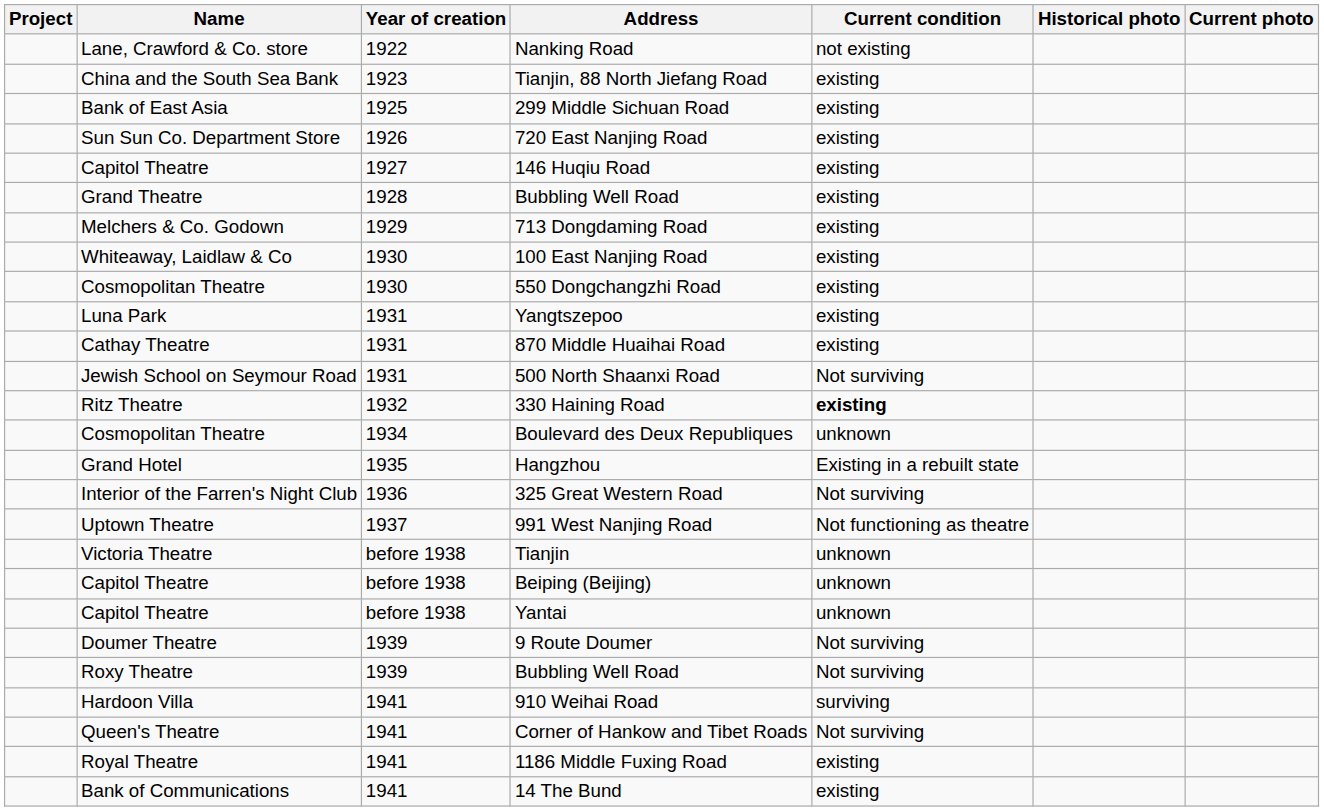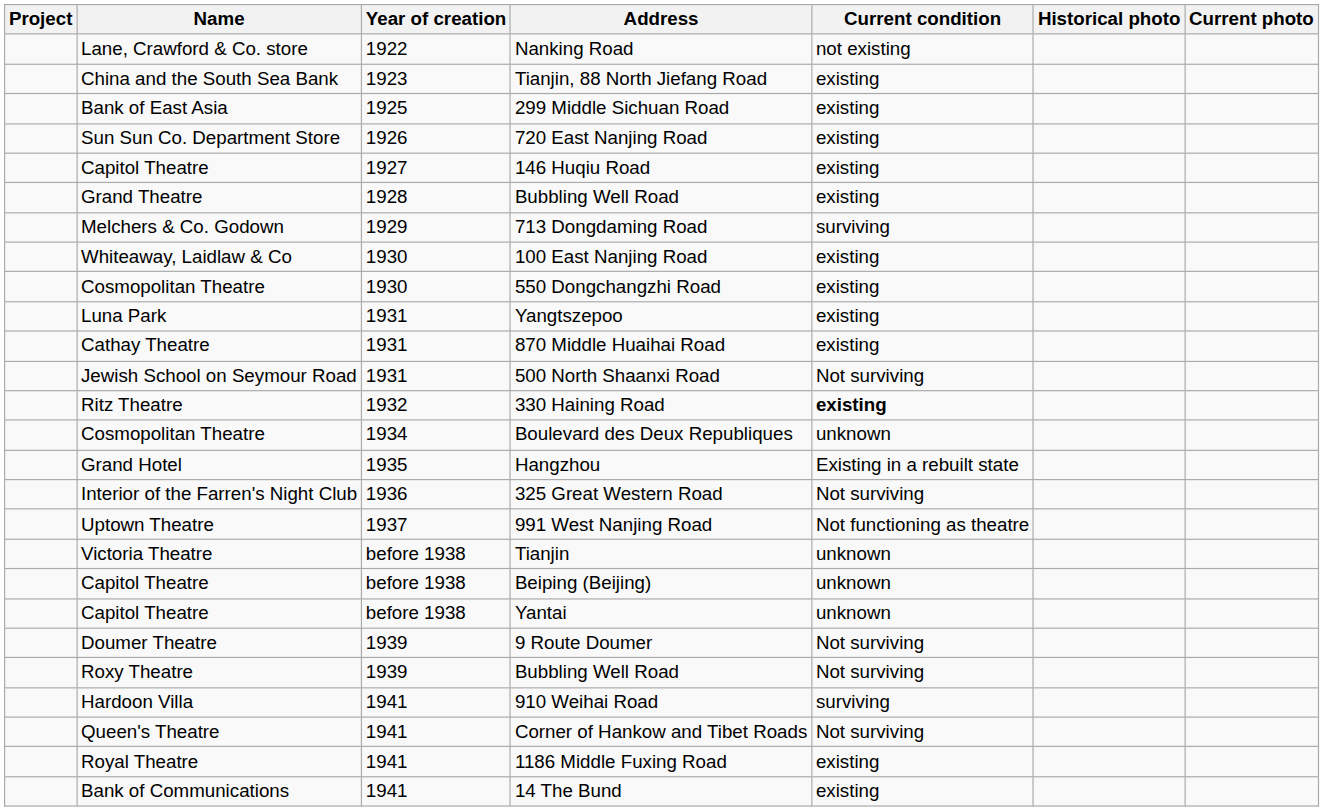(848, 227) existing -> (853, 227) surviving
